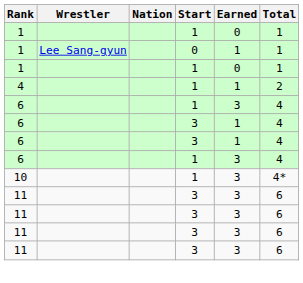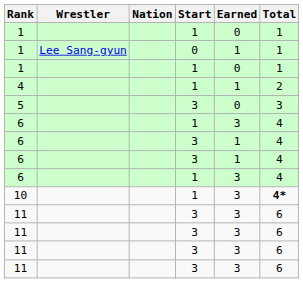+ row: (21, 105)
(279, 178) normal -> (279, 196) bold
